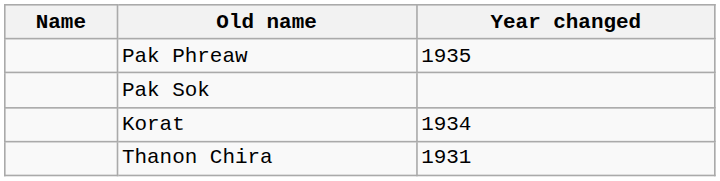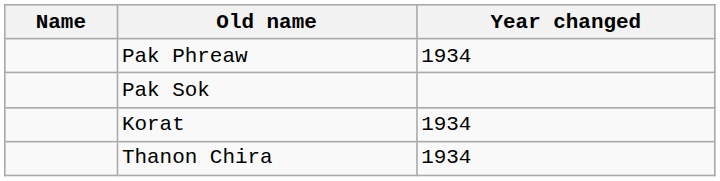(446, 56) 1935 -> (446, 56) 1934
(446, 158) 1931 -> (446, 158) 1934
